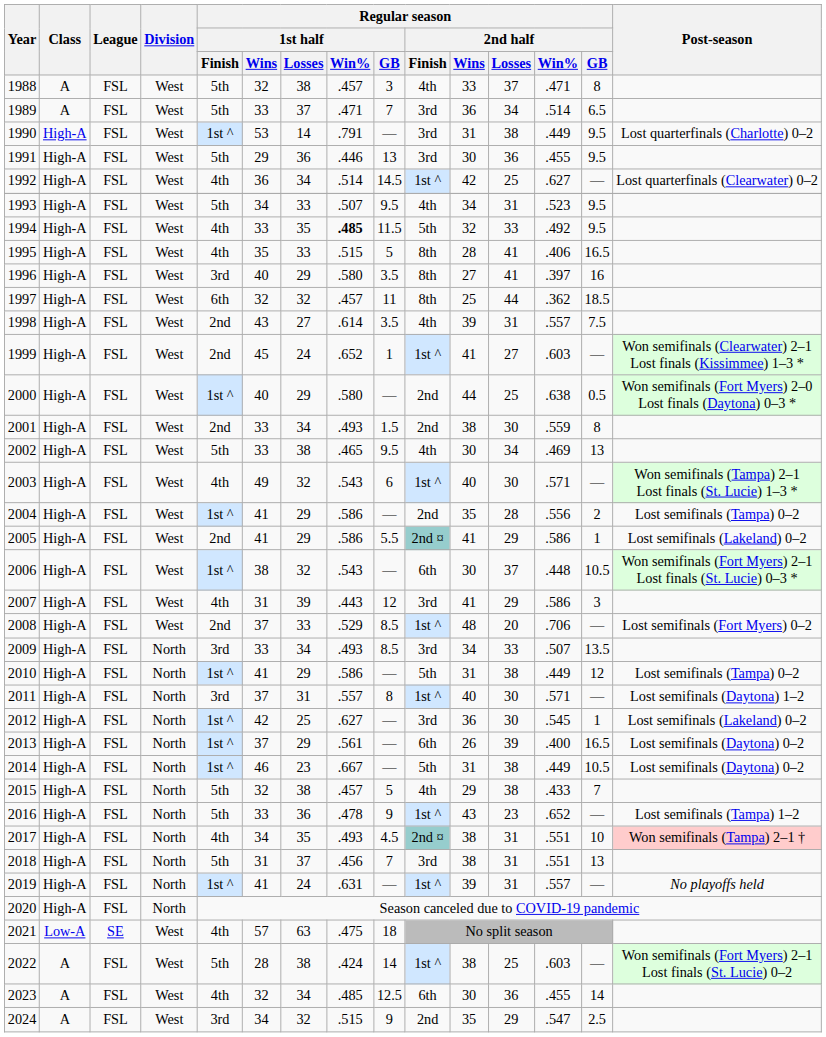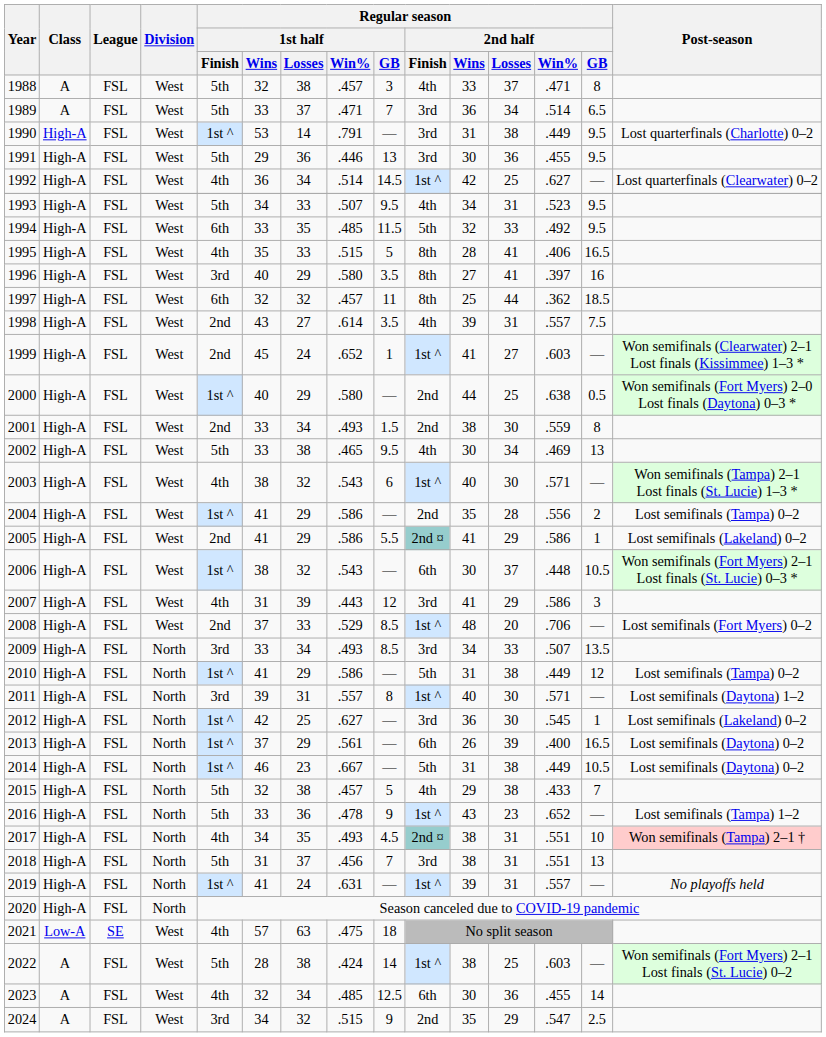(220, 228) 4th -> (220, 228) 6th
(350, 228) bold -> (350, 228) normal
(261, 482) 49 -> (261, 482) 38
(261, 696) 37 -> (261, 696) 39
